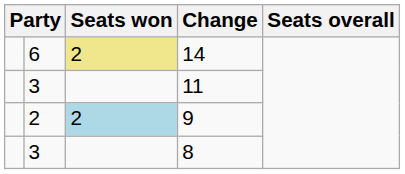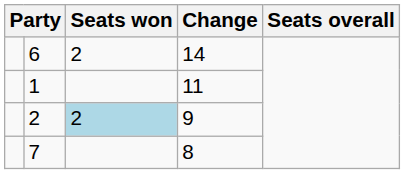(76, 53) khaki background -> (76, 53) no background
(34, 86) 3 -> (34, 86) 1
(34, 151) 3 -> (34, 151) 7
